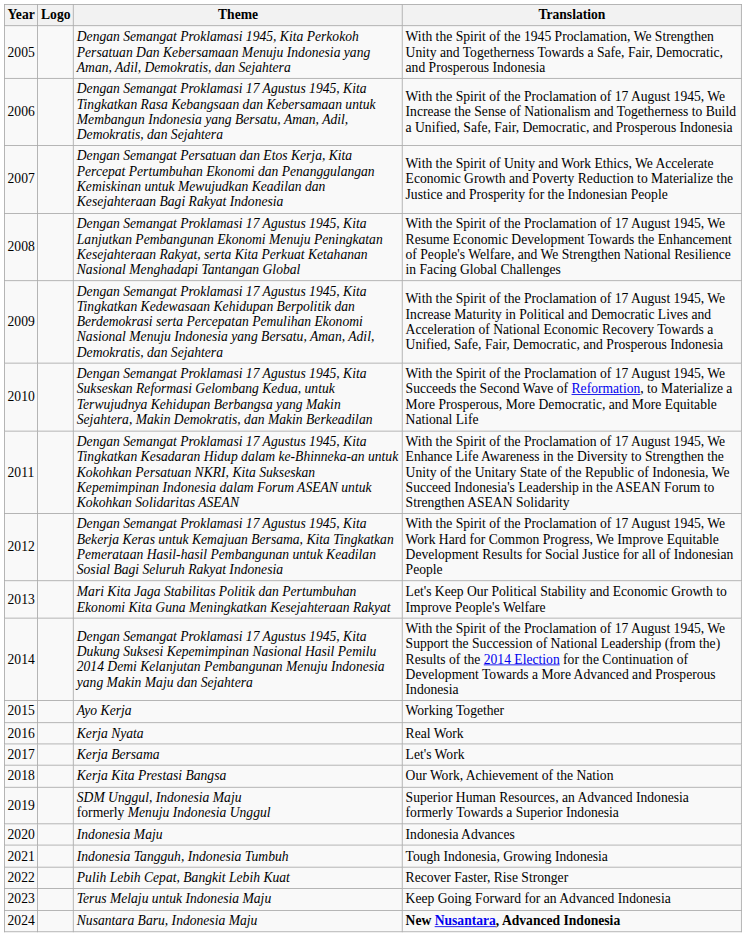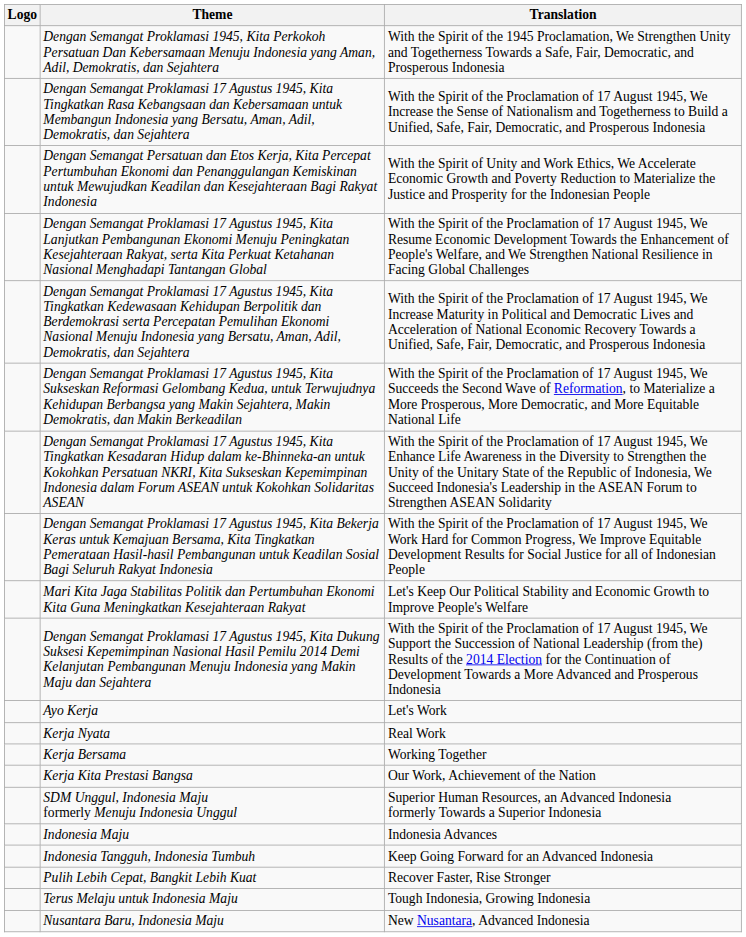- column: (21, 15)
(455, 711) Working Together -> (417, 711) Let's Work
(435, 754) Let's Work -> (437, 754) Working Together
(507, 856) Tough Indonesia, Growing Indonesia -> (520, 856) Keep Going Forward for an Advanced Indonesia
(538, 899) Keep Going Forward for an Advanced Indonesia -> (489, 899) Tough Indonesia, Growing Indonesia
(513, 920) bold -> (489, 920) normal
